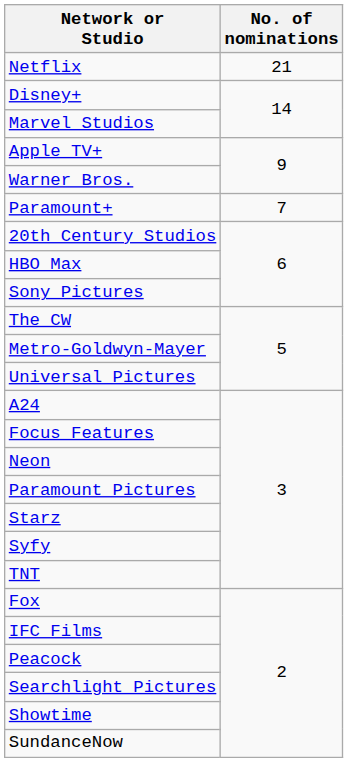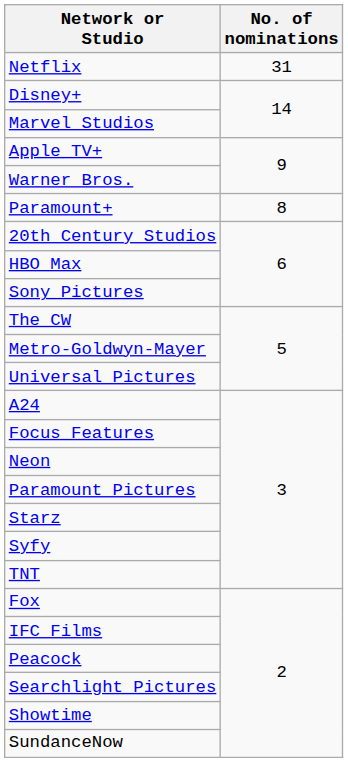(282, 67) 21 -> (282, 67) 31
(282, 208) 7 -> (282, 208) 8
